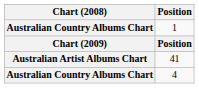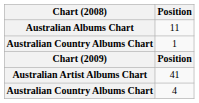+ row: (175, 28)
